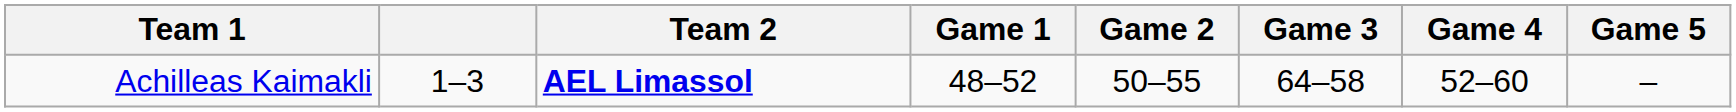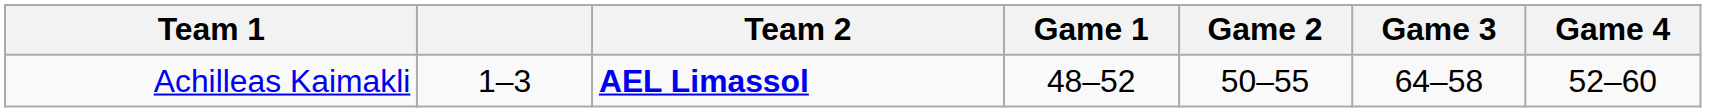- column: (1648, 29)
